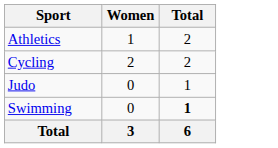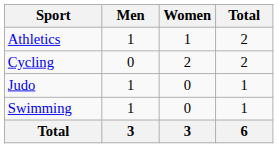+ column: (131, 16)
(187, 108) bold -> (244, 108) normal
